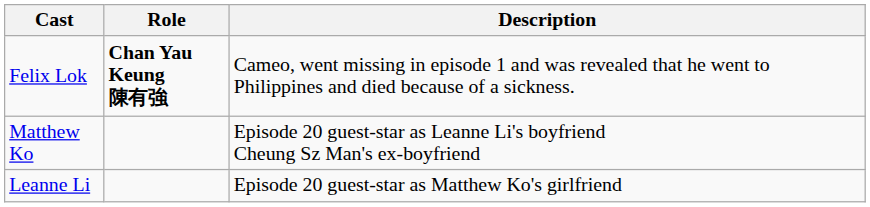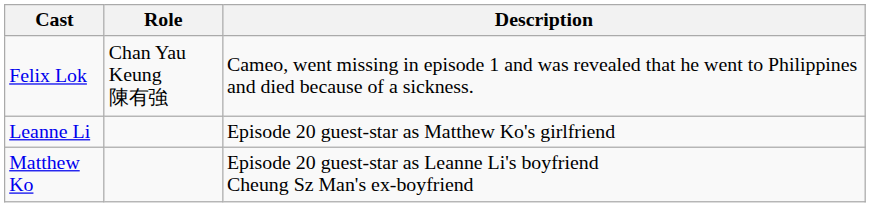(150, 74) bold -> (147, 74) normal
rows swapped: (44, 142) <-> (50, 185)
